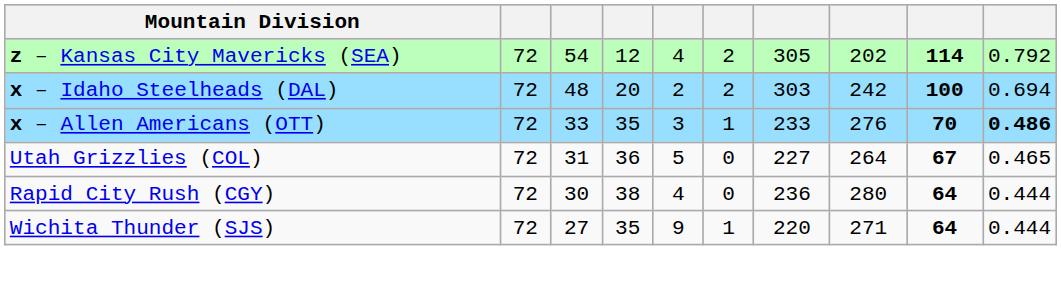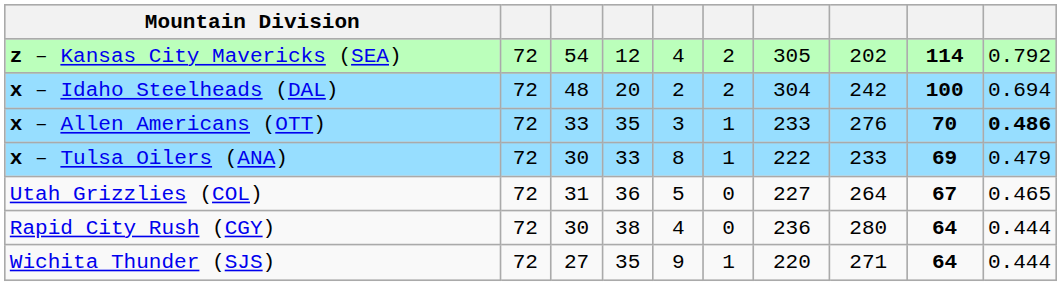(792, 91) 303 -> (792, 91) 304
+ row: (149, 159)
